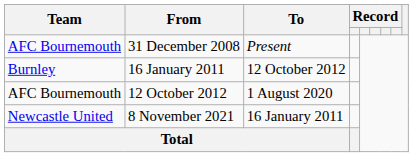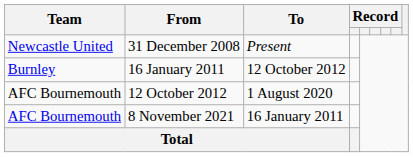(64, 46) AFC Bournemouth -> (60, 46) Newcastle United
(60, 116) Newcastle United -> (64, 116) AFC Bournemouth
